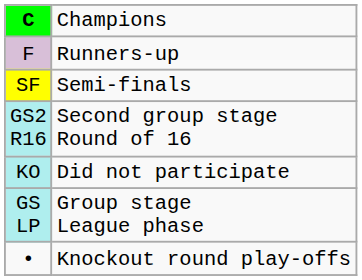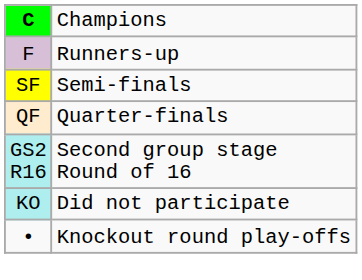+ row: (28, 118)
- row: (28, 215)
